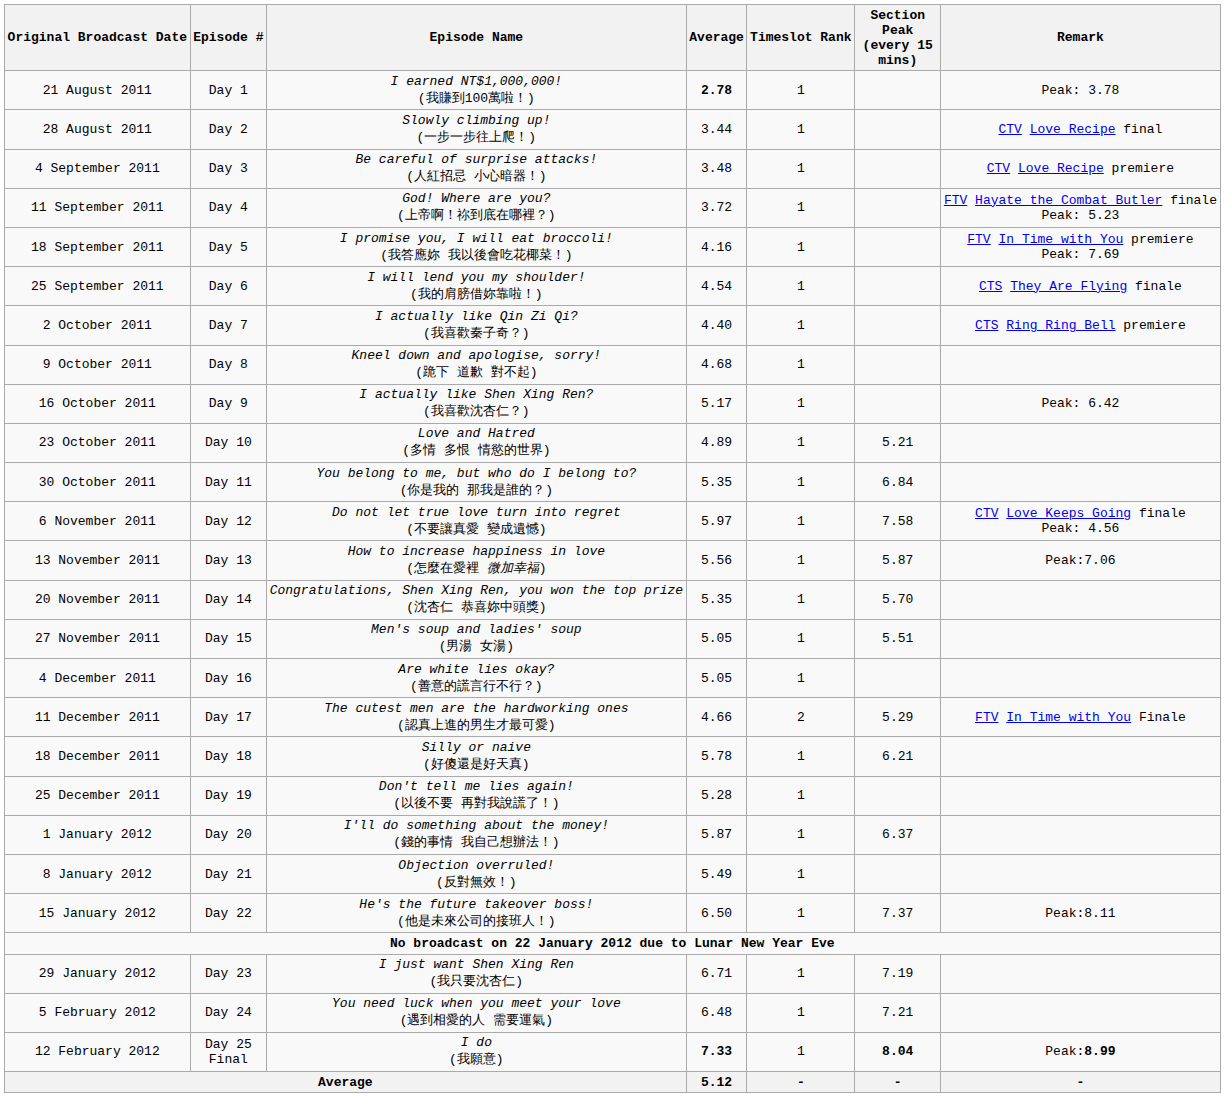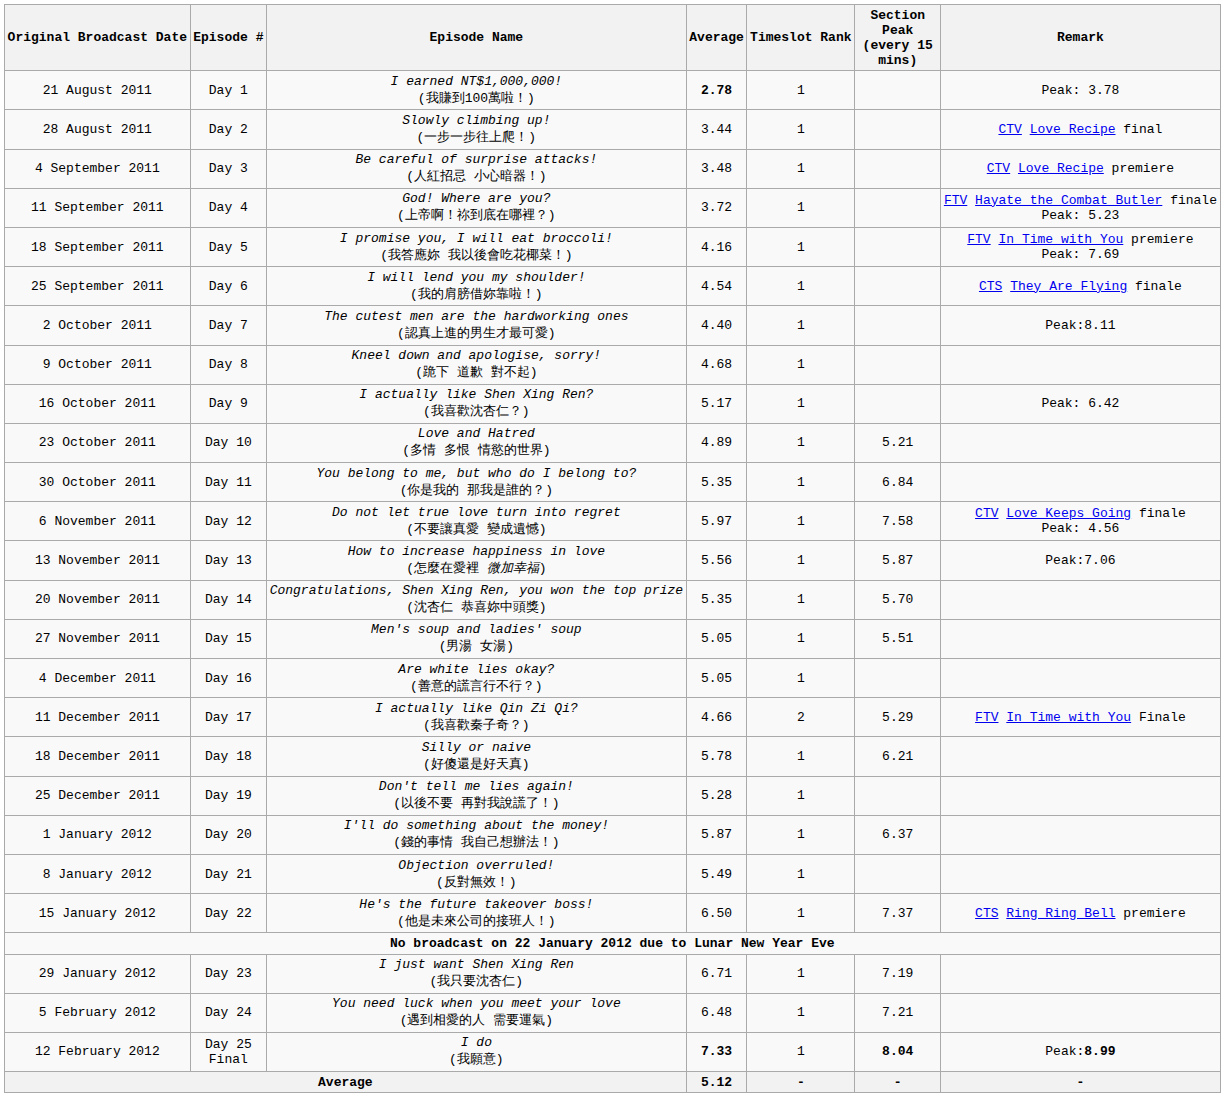(476, 325) I actually like Qin Zi Qi? (我喜歡秦子奇？) -> (476, 325) The cutest men are the hardworking ones (認真上進的男生才最可愛)
(1080, 325) CTS Ring Ring Bell premiere -> (1080, 325) Peak:8.11
(476, 717) The cutest men are the hardworking ones (認真上進的男生才最可愛) -> (476, 717) I actually like Qin Zi Qi? (我喜歡秦子奇？)
(1080, 913) Peak:8.11 -> (1080, 913) CTS Ring Ring Bell premiere
